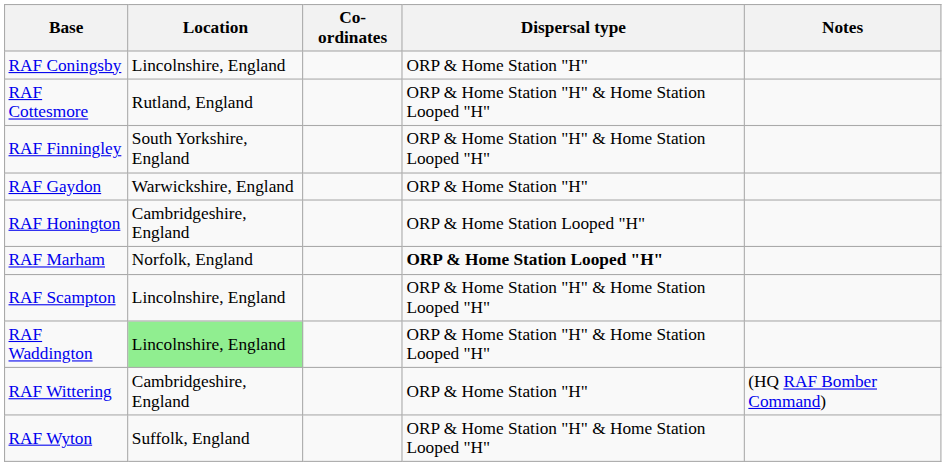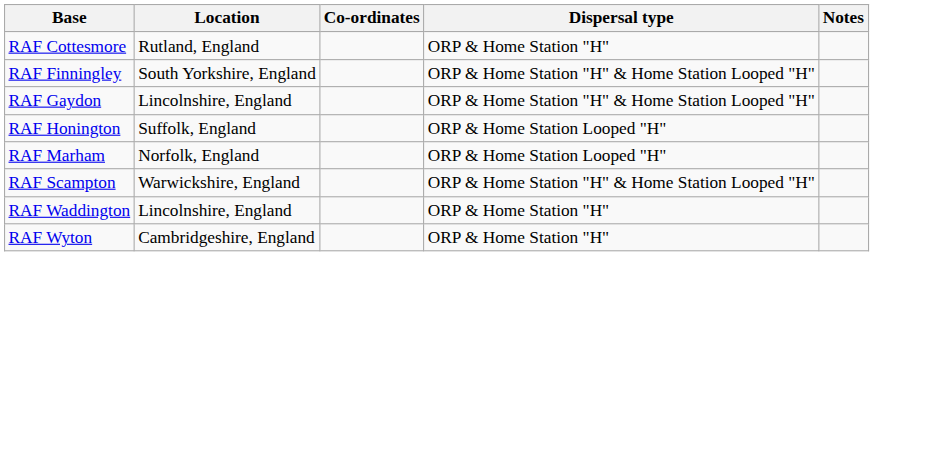- row: (65, 65)
(556, 102) ORP & Home Station "H" & Home Station Looped "H" -> (518, 45) ORP & Home Station "H"
(213, 186) Warwickshire, England -> (215, 100) Lincolnshire, England
(497, 186) ORP & Home Station "H" -> (621, 100) ORP & Home Station "H" & Home Station Looped "H"
(189, 223) Cambridgeshire, England -> (197, 127) Suffolk, England
(535, 260) bold -> (547, 155) normal
(209, 297) Lincolnshire, England -> (219, 182) Warwickshire, England
(209, 344) lightgreen background -> (215, 210) no background
(556, 344) ORP & Home Station "H" & Home Station Looped "H" -> (518, 210) ORP & Home Station "H"
- row: (60, 391)
(191, 438) Suffolk, England -> (226, 237) Cambridgeshire, England
(556, 438) ORP & Home Station "H" & Home Station Looped "H" -> (518, 237) ORP & Home Station "H"
